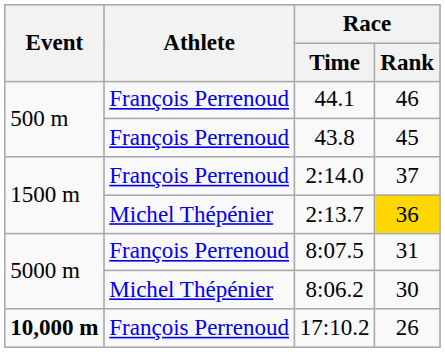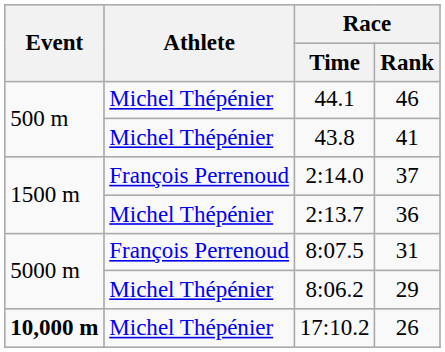(199, 99) François Perrenoud -> (191, 99) Michel Thépénier
(199, 137) François Perrenoud -> (191, 137) Michel Thépénier
(407, 137) 45 -> (407, 137) 41
(407, 213) gold background -> (407, 213) no background
(407, 289) 30 -> (407, 289) 29
(199, 327) François Perrenoud -> (191, 327) Michel Thépénier
